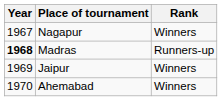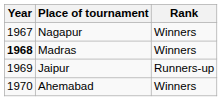(184, 50) Runners-up -> (175, 50) Winners
(175, 68) Winners -> (184, 68) Runners-up
